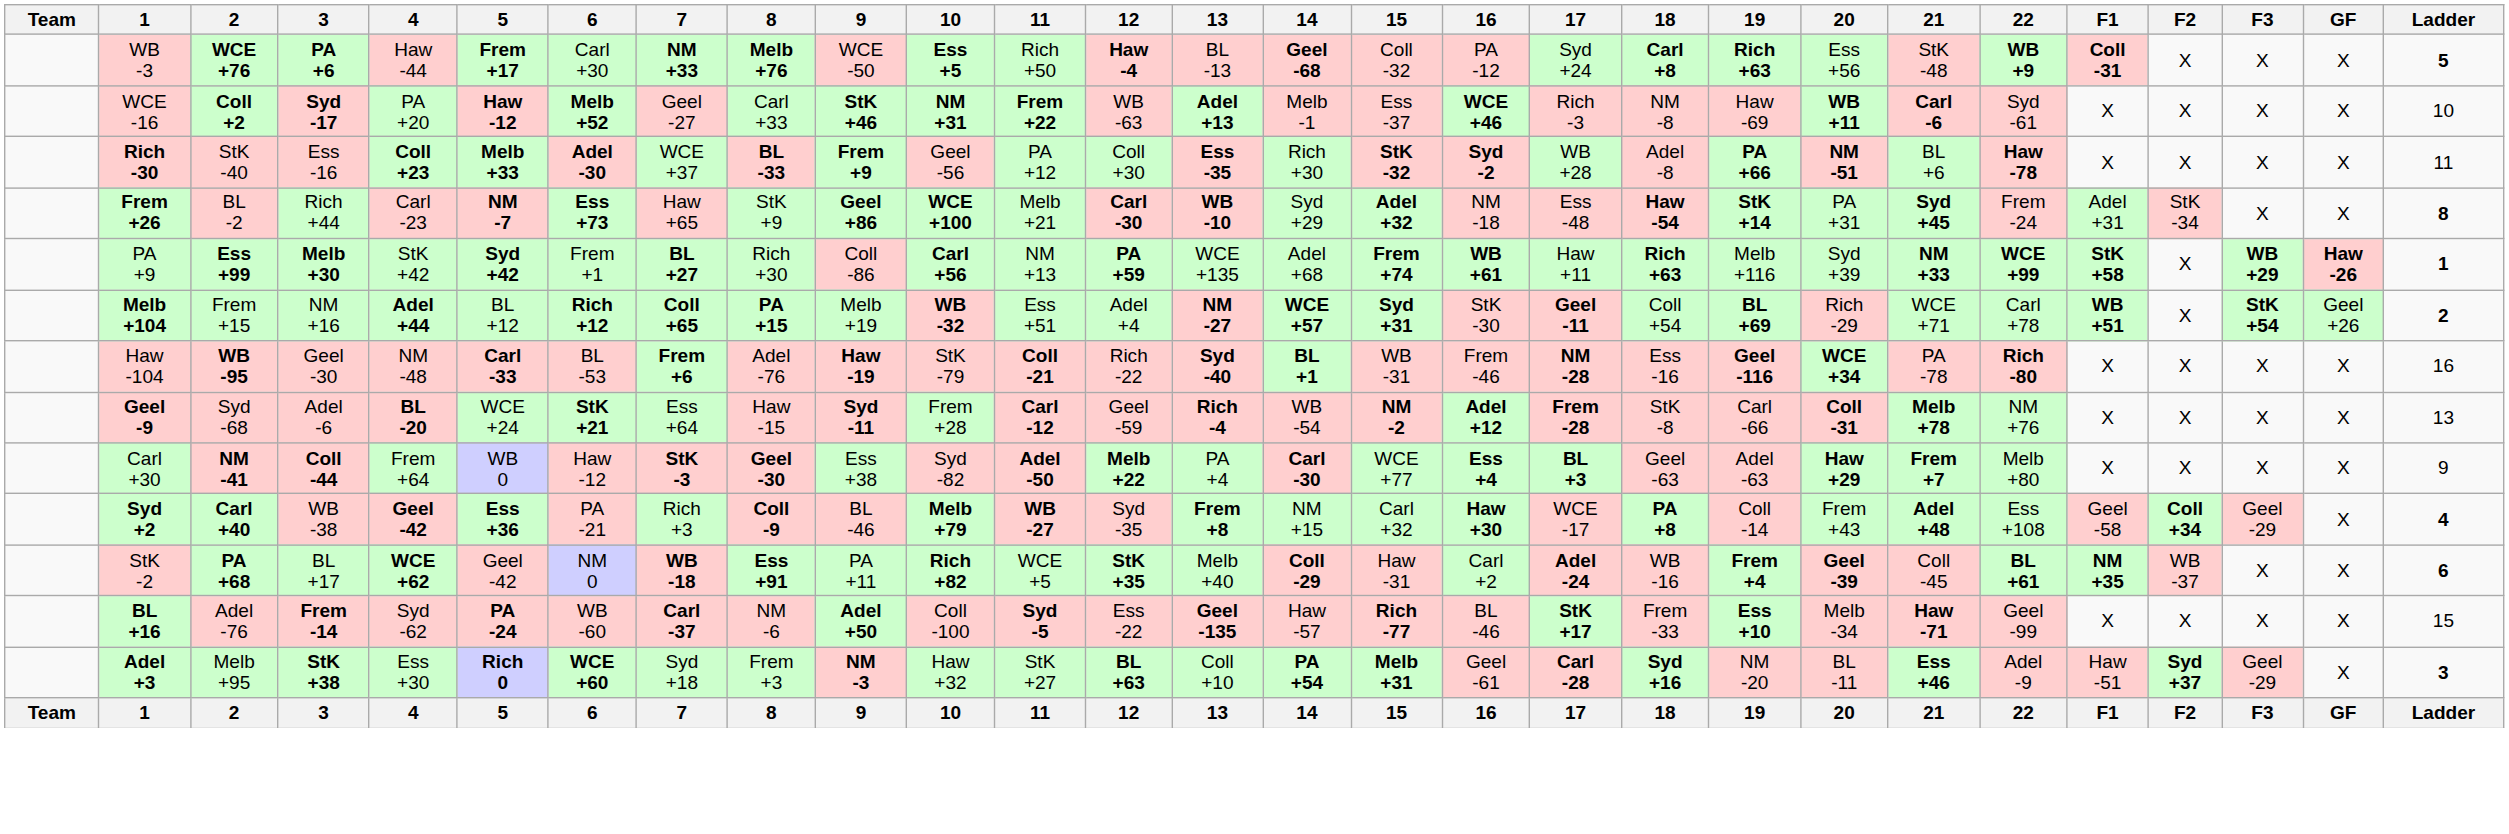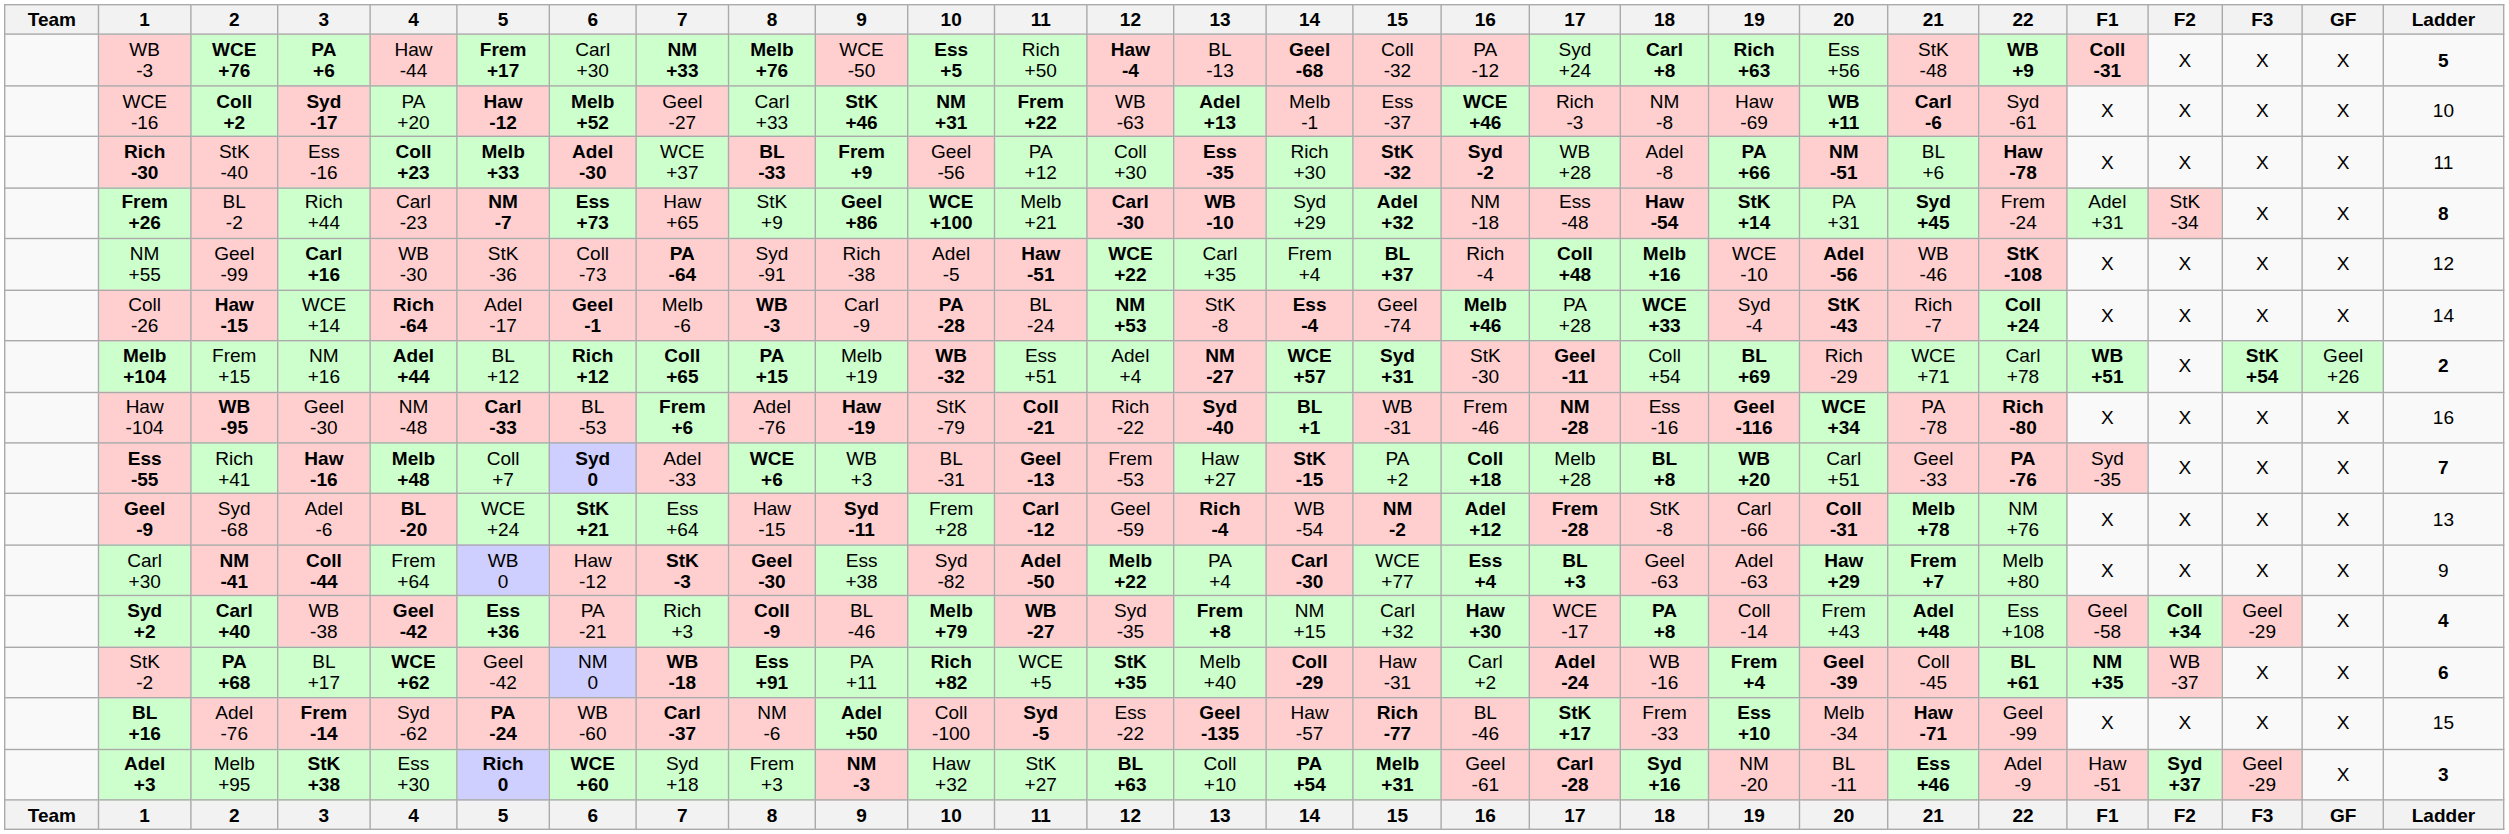+ row: (145, 264)
+ row: (145, 315)
- row: (145, 264)
+ row: (145, 468)
